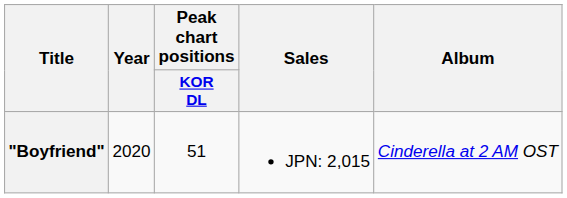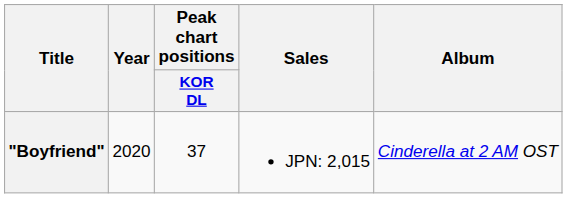(197, 151) 51 -> (197, 151) 37
